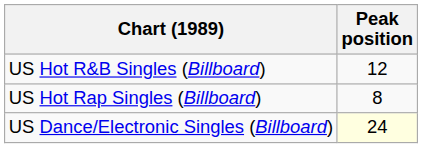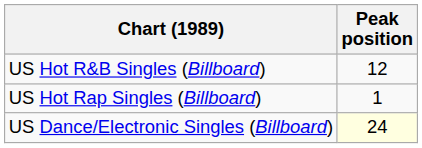(377, 98) 8 -> (377, 98) 1
